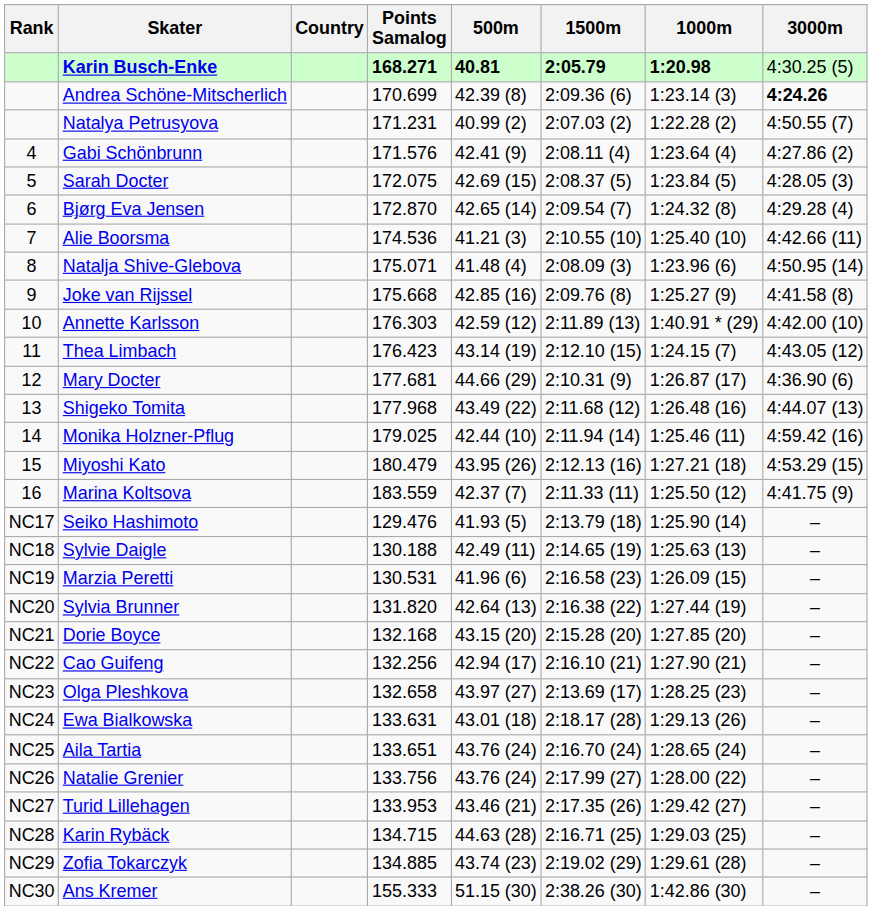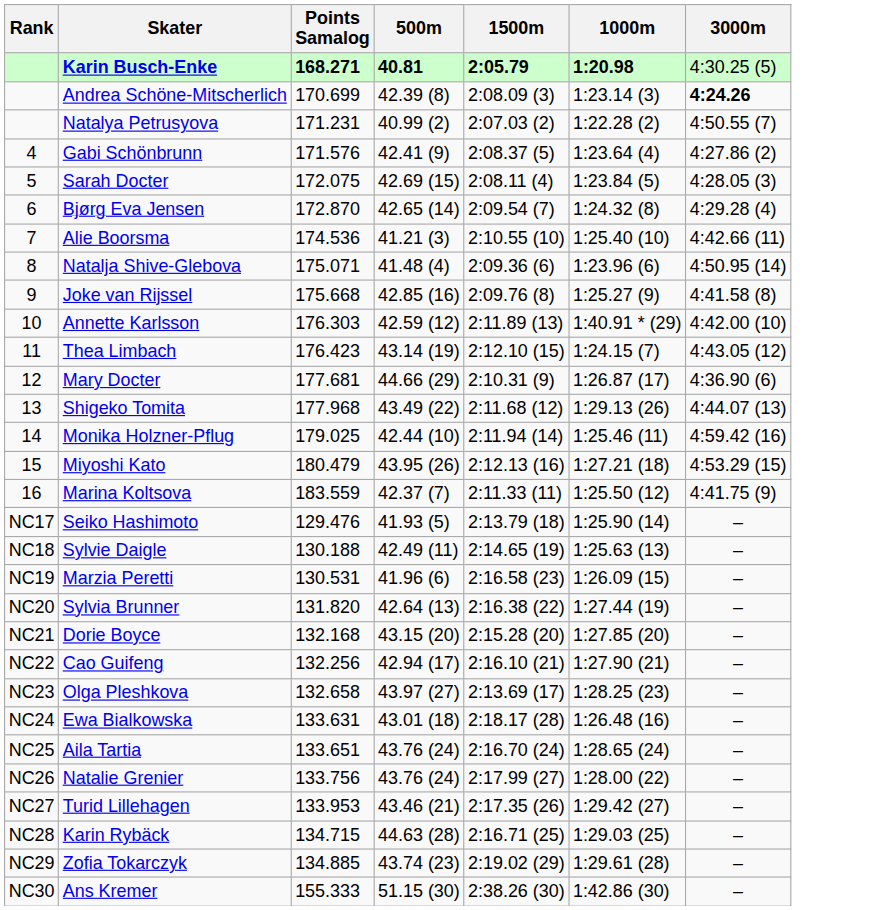- column: (329, 28)
(588, 95) 2:09.36 (6) -> (511, 95) 2:08.09 (3)
(588, 152) 2:08.11 (4) -> (511, 152) 2:08.37 (5)
(588, 180) 2:08.37 (5) -> (511, 180) 2:08.11 (4)
(588, 266) 2:08.09 (3) -> (511, 266) 2:09.36 (6)
(698, 408) 1:26.48 (16) -> (621, 408) 1:29.13 (26)
(698, 720) 1:29.13 (26) -> (621, 720) 1:26.48 (16)
